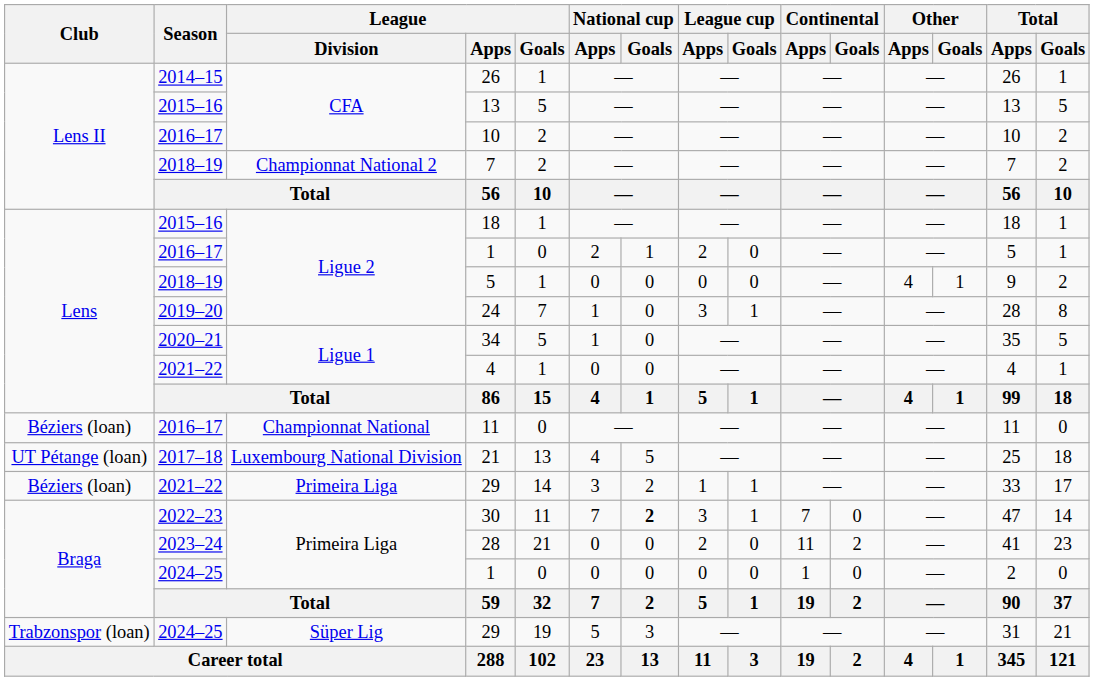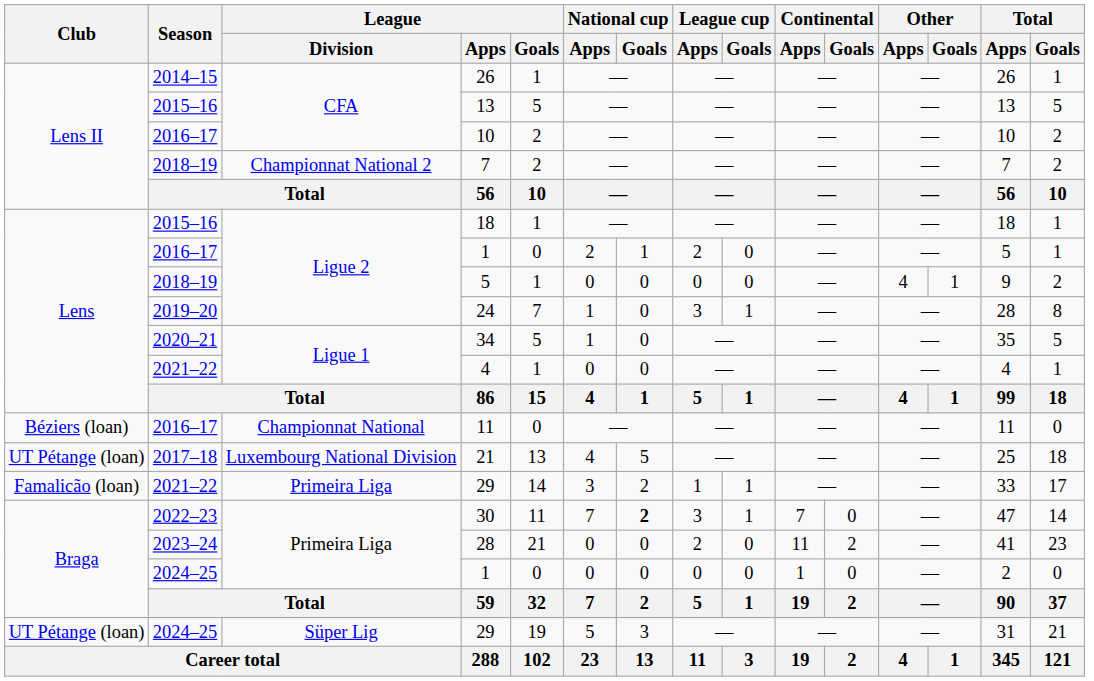(79, 485) Béziers (loan) -> (77, 485) Famalicão (loan)
(79, 631) Trabzonspor (loan) -> (77, 631) UT Pétange (loan)
